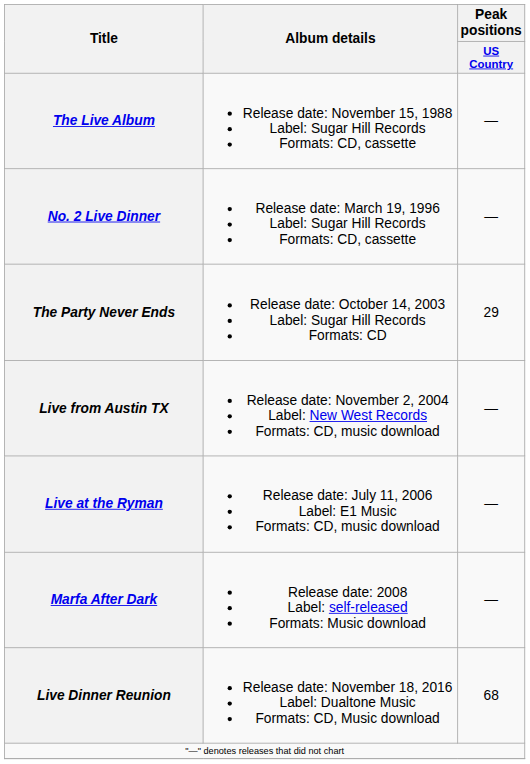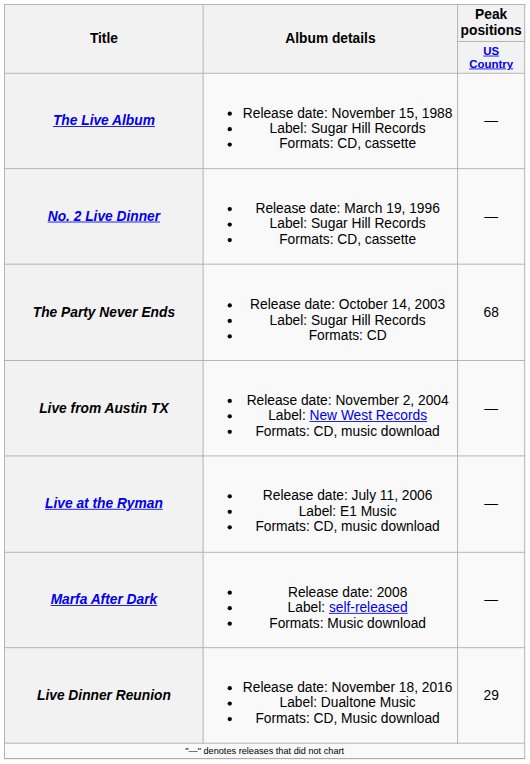(491, 312) 29 -> (491, 312) 68
(491, 695) 68 -> (491, 695) 29
